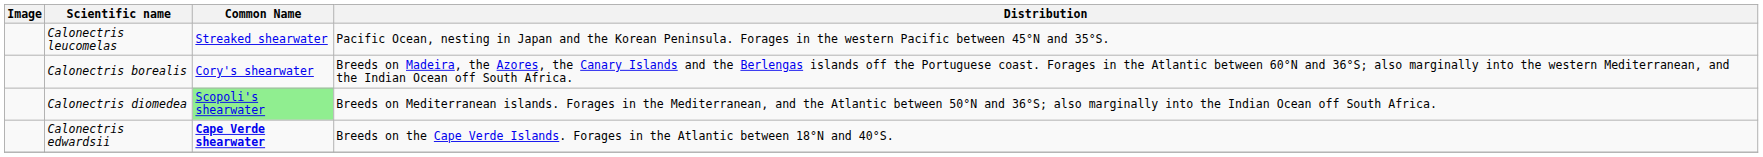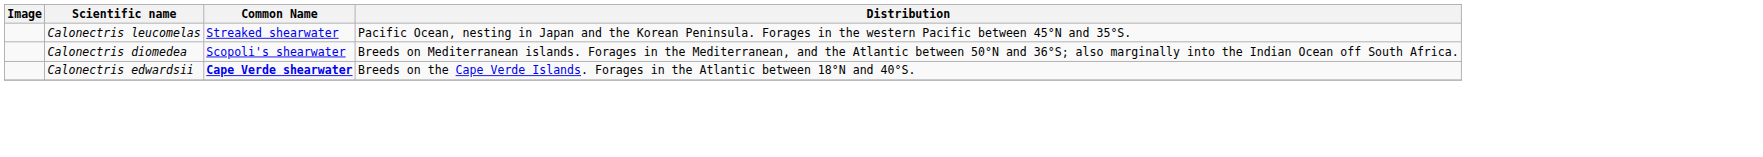- row: (117, 72)
(230, 104) lightgreen background -> (276, 52) no background
